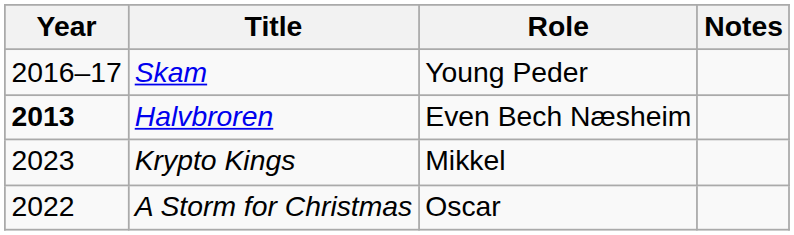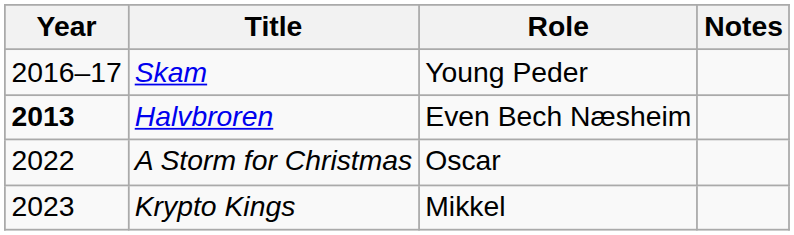rows swapped: (273, 206) <-> (215, 161)
